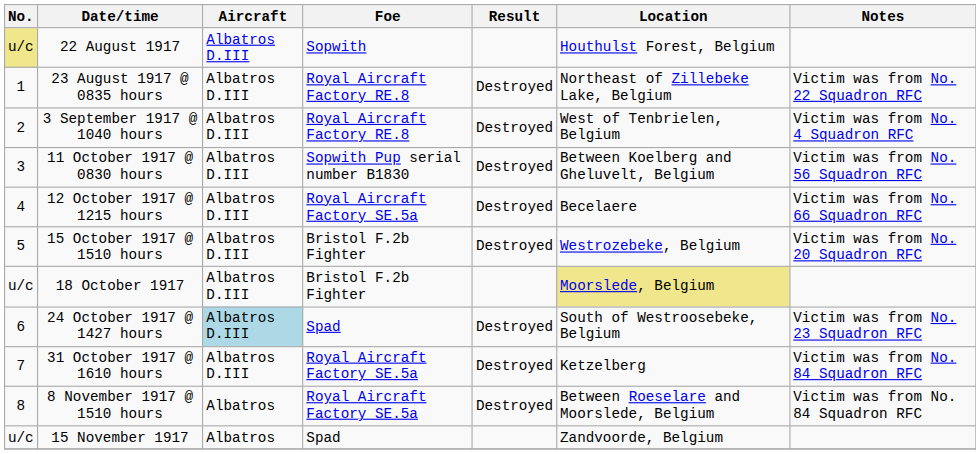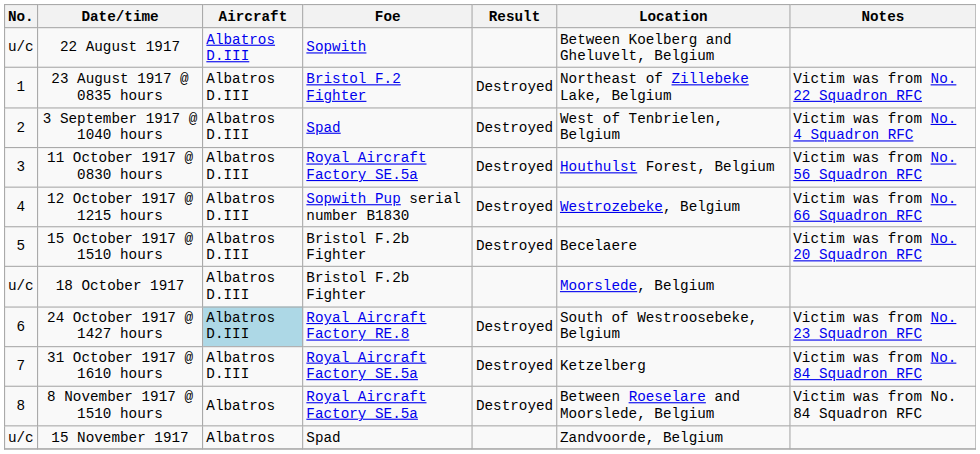(21, 48) khaki background -> (21, 48) no background
(667, 48) Houthulst Forest, Belgium -> (646, 48) Between Koelberg and Gheluvelt, Belgium
(366, 88) Royal Aircraft Factory RE.8 -> (354, 88) Bristol F.2 Fighter
(366, 127) Royal Aircraft Factory RE.8 -> (324, 127) Spad
(384, 167) Sopwith Pup serial number B1830 -> (366, 167) Royal Aircraft Factory SE.5a
(646, 167) Between Koelberg and Gheluvelt, Belgium -> (667, 167) Houthulst Forest, Belgium
(366, 207) Royal Aircraft Factory SE.5a -> (384, 207) Sopwith Pup serial number B1830
(599, 207) Becelaere -> (650, 207) Westrozebeke, Belgium
(650, 247) Westrozebeke, Belgium -> (599, 247) Becelaere
(637, 287) khaki background -> (637, 287) no background
(324, 326) Spad -> (366, 326) Royal Aircraft Factory RE.8
